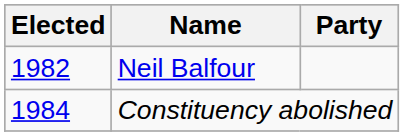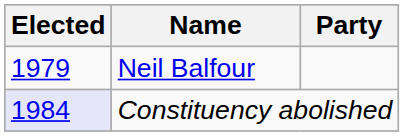(40, 67) 1982 -> (40, 67) 1979
(40, 109) no background -> (40, 109) lavender background
